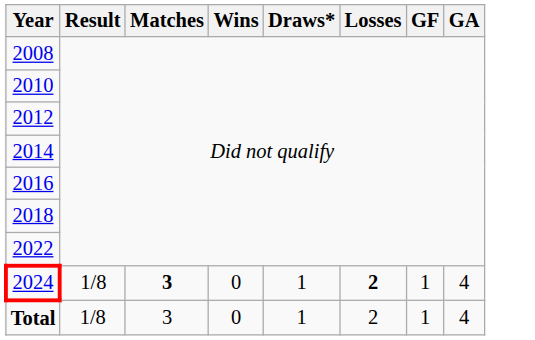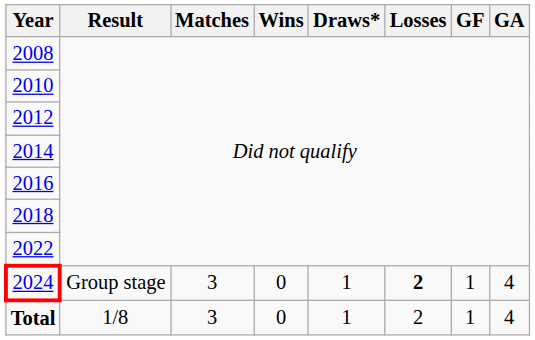(93, 283) 1/8 -> (116, 283) Group stage
(167, 283) bold -> (212, 283) normal
